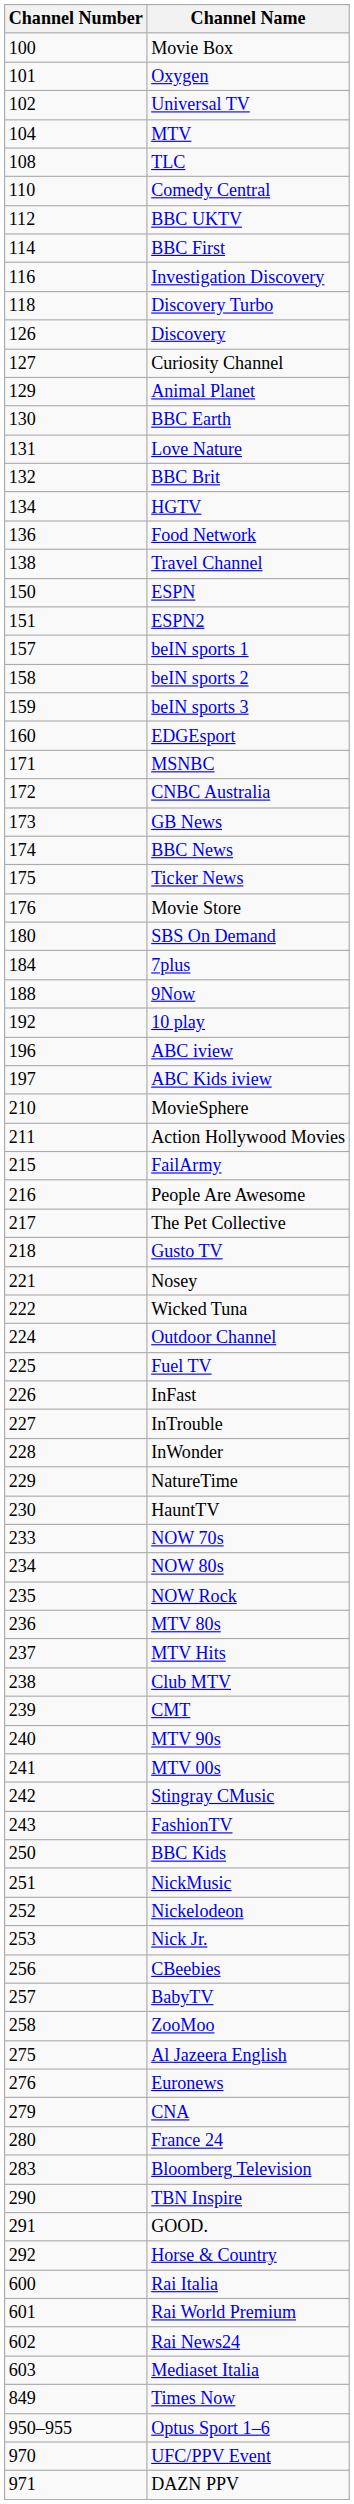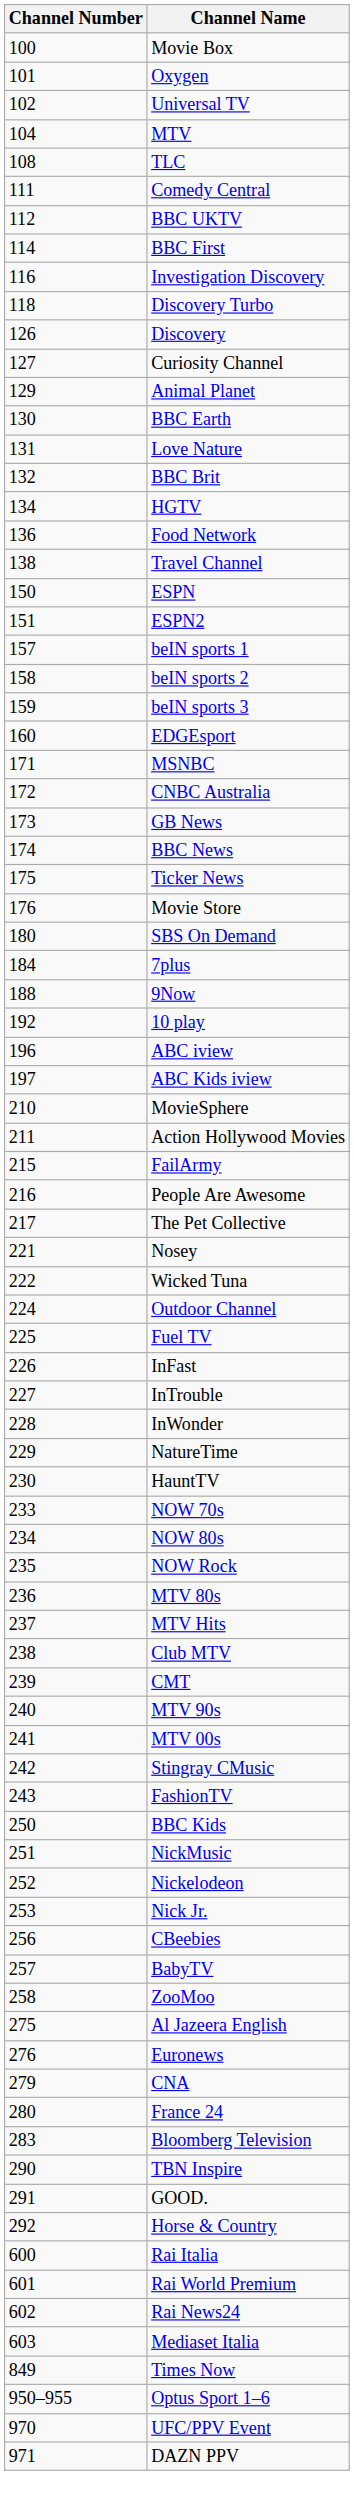(22, 190) 110 -> (22, 190) 111
- row: (187, 1251)
